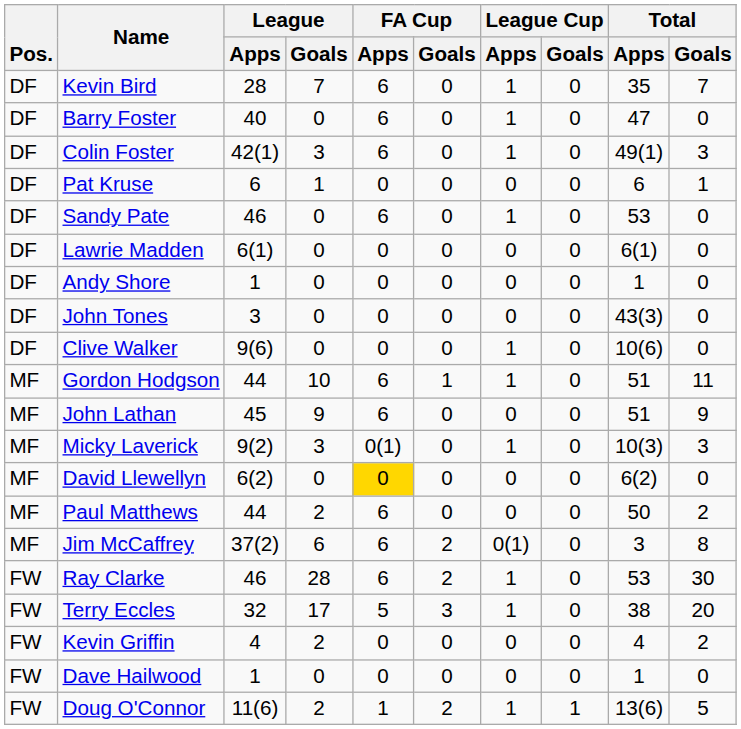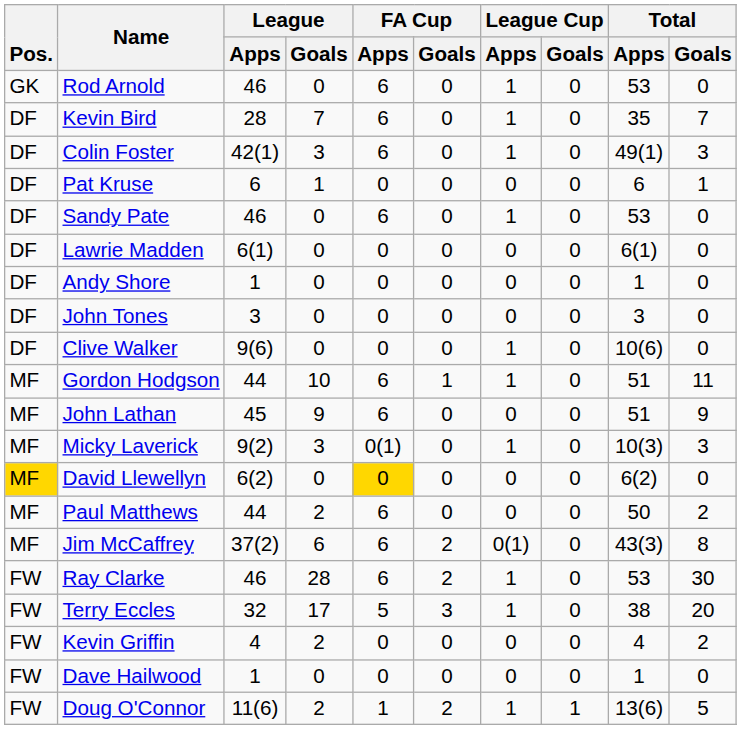+ row: (114, 86)
- row: (119, 119)
(639, 315) 43(3) -> (639, 315) 3
(24, 479) no background -> (24, 479) gold background
(639, 544) 3 -> (639, 544) 43(3)
